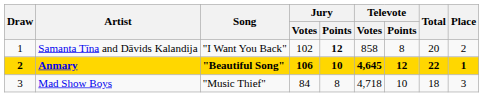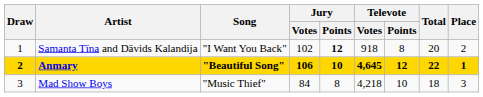(369, 48) 858 -> (369, 48) 918
(369, 83) 4,718 -> (369, 83) 4,218
